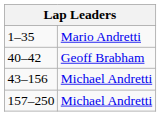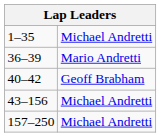(101, 36) Mario Andretti -> (106, 36) Michael Andretti
+ row: (24, 57)
